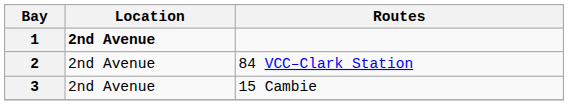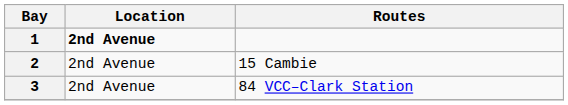(326, 64) 84 VCC–Clark Station -> (278, 64) 15 Cambie
(278, 88) 15 Cambie -> (326, 88) 84 VCC–Clark Station
